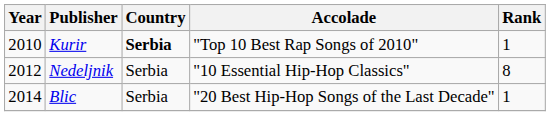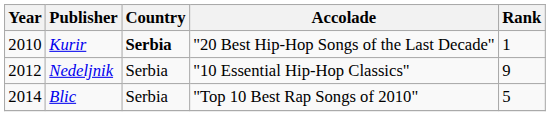(306, 44) "Top 10 Best Rap Songs of 2010" -> (344, 44) "20 Best Hip-Hop Songs of the Last Decade"
(506, 70) 8 -> (506, 70) 9
(344, 96) "20 Best Hip-Hop Songs of the Last Decade" -> (306, 96) "Top 10 Best Rap Songs of 2010"
(506, 96) 1 -> (506, 96) 5
